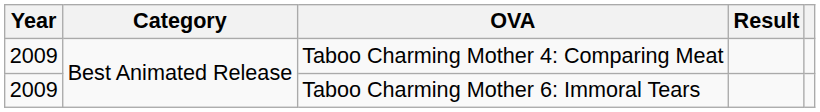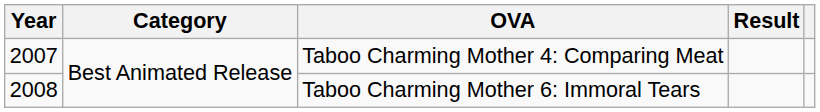(34, 55) 2009 -> (34, 55) 2007
(34, 90) 2009 -> (34, 90) 2008
